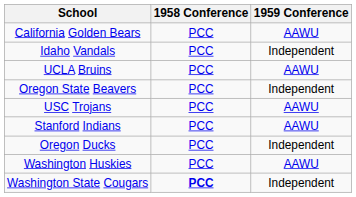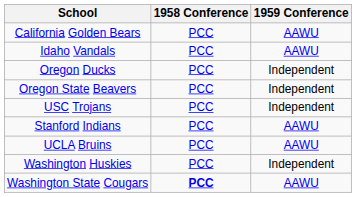(301, 51) Independent -> (301, 51) AAWU
rows swapped: (78, 145) <-> (78, 70)
(301, 107) AAWU -> (301, 107) Independent
(301, 164) AAWU -> (301, 164) Independent
(301, 182) Independent -> (301, 182) AAWU
